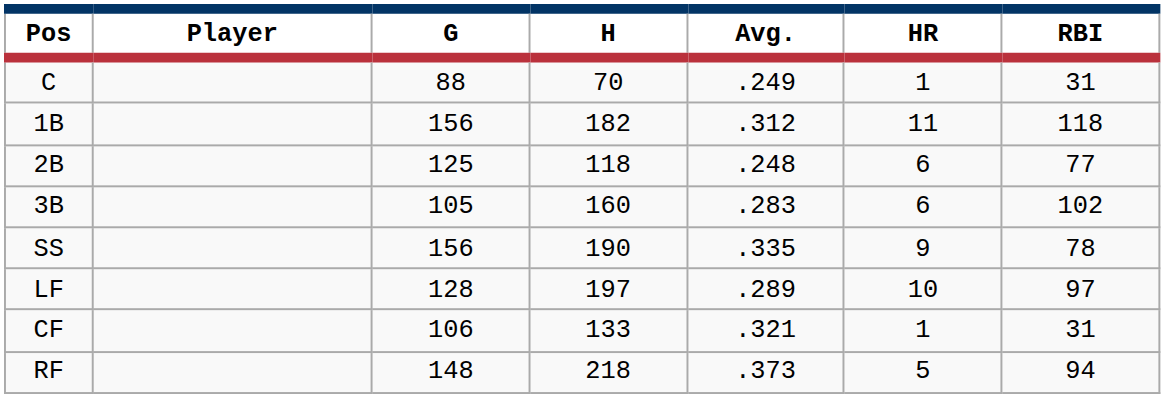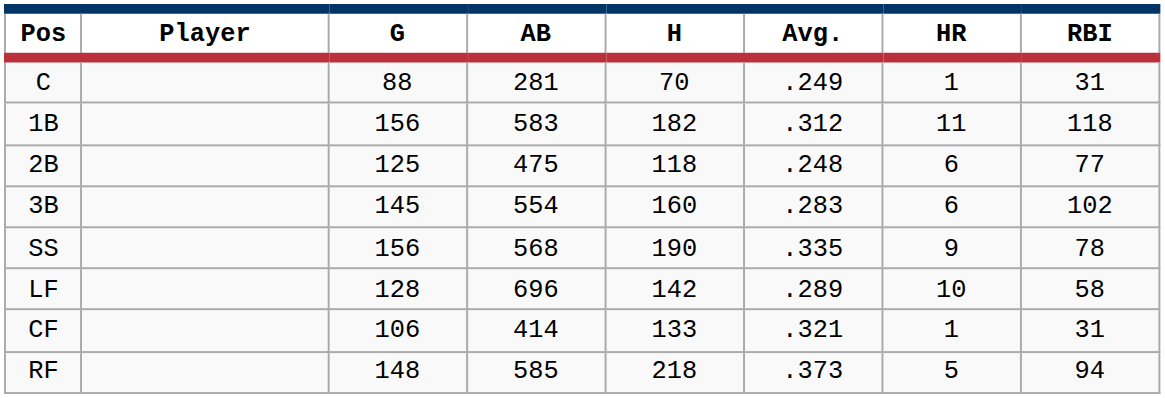+ column: (536, 33)
(451, 206) 105 -> (397, 206) 145
(608, 289) 197 -> (674, 289) 142
(1080, 289) 97 -> (1090, 289) 58
